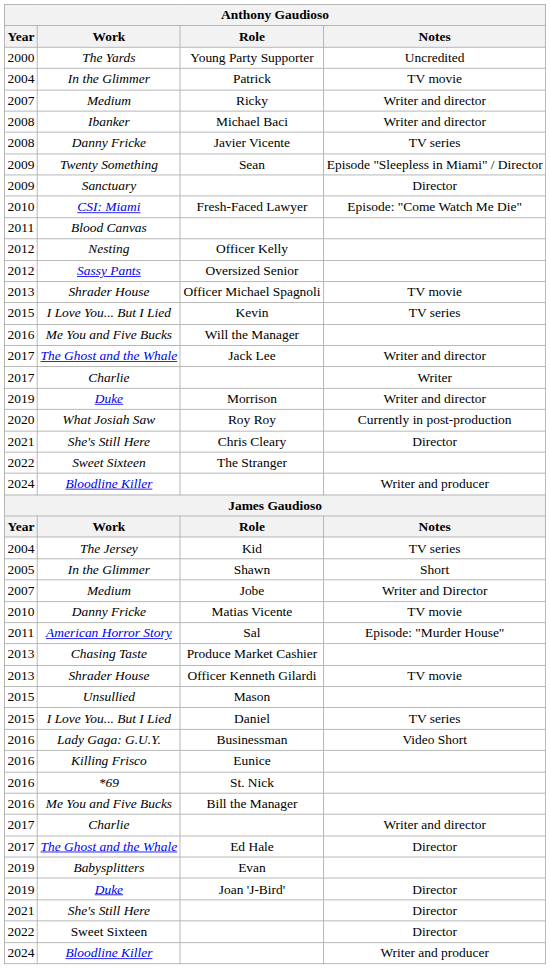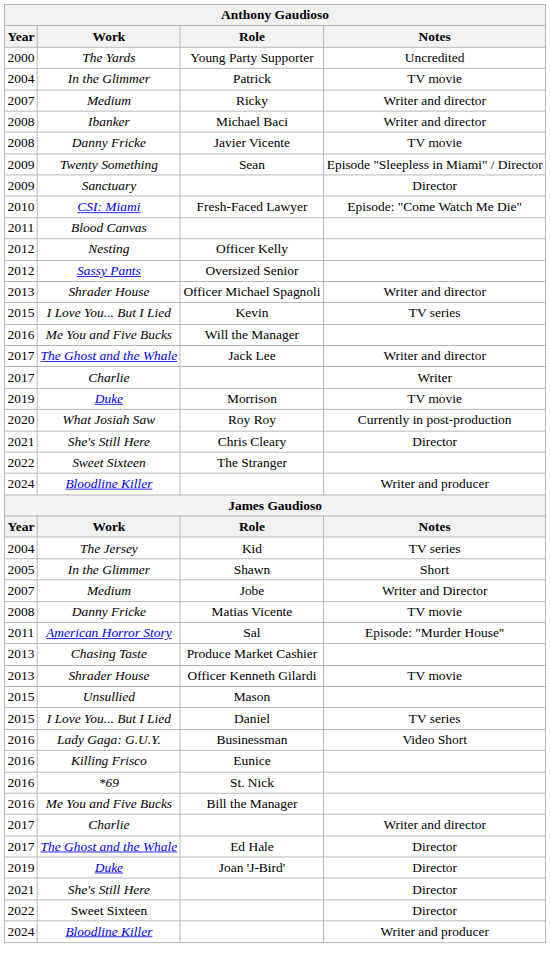(435, 143) TV series -> (435, 143) TV movie
(435, 292) TV movie -> (435, 292) Writer and director
(435, 398) Writer and director -> (435, 398) TV movie
(21, 611) 2010 -> (21, 611) 2008
- row: (109, 867)
